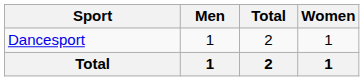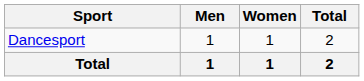columns swapped: (328, 16) <-> (269, 16)
